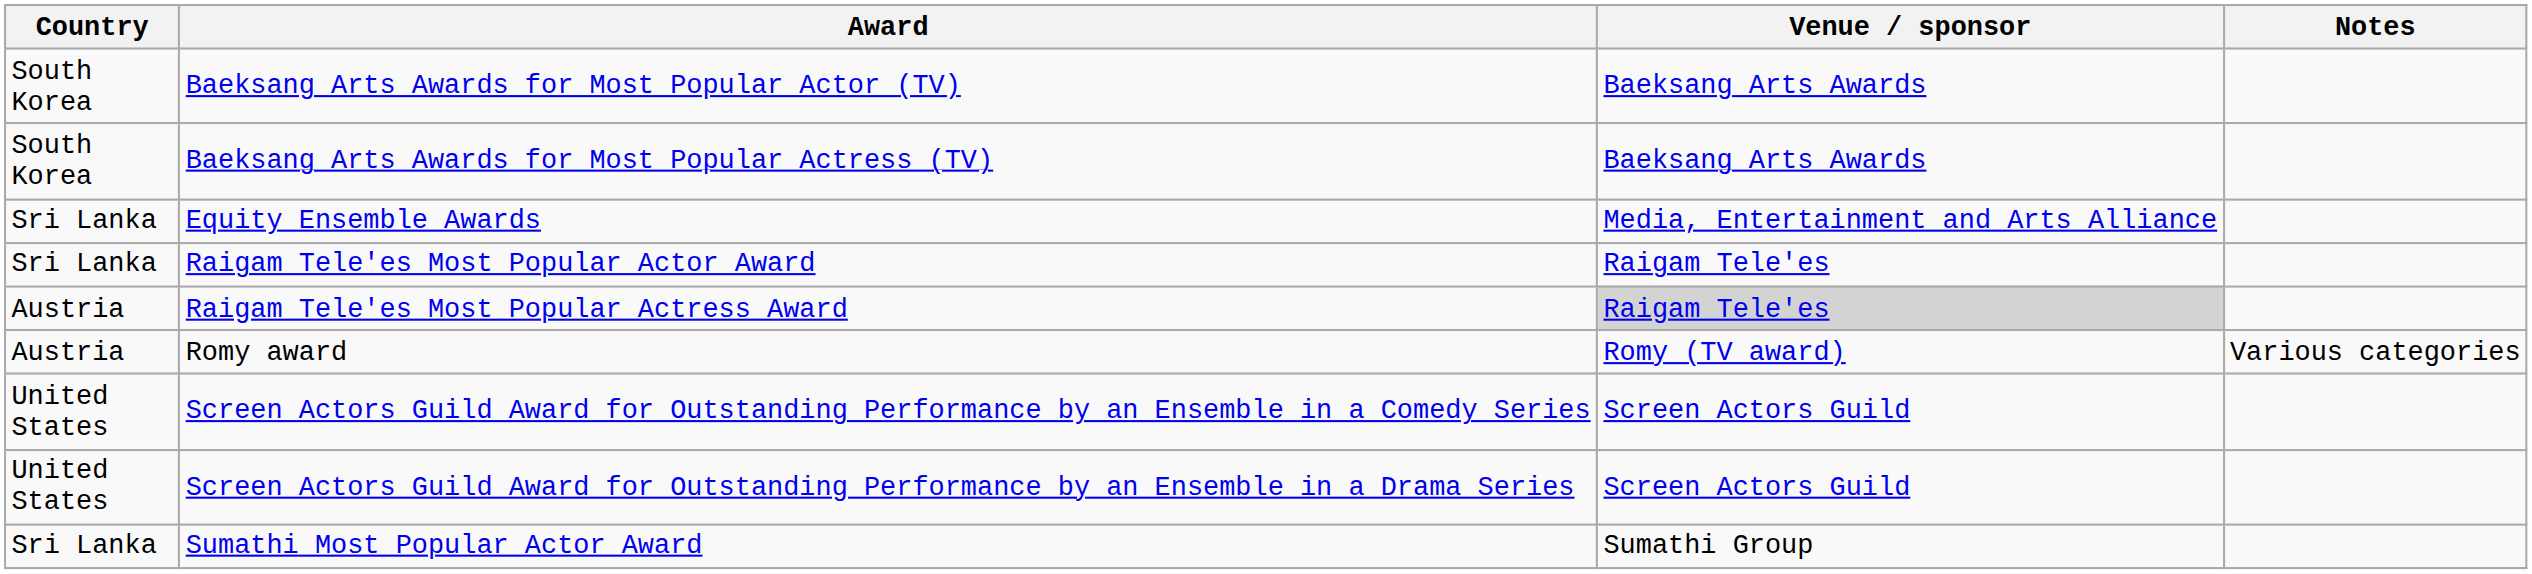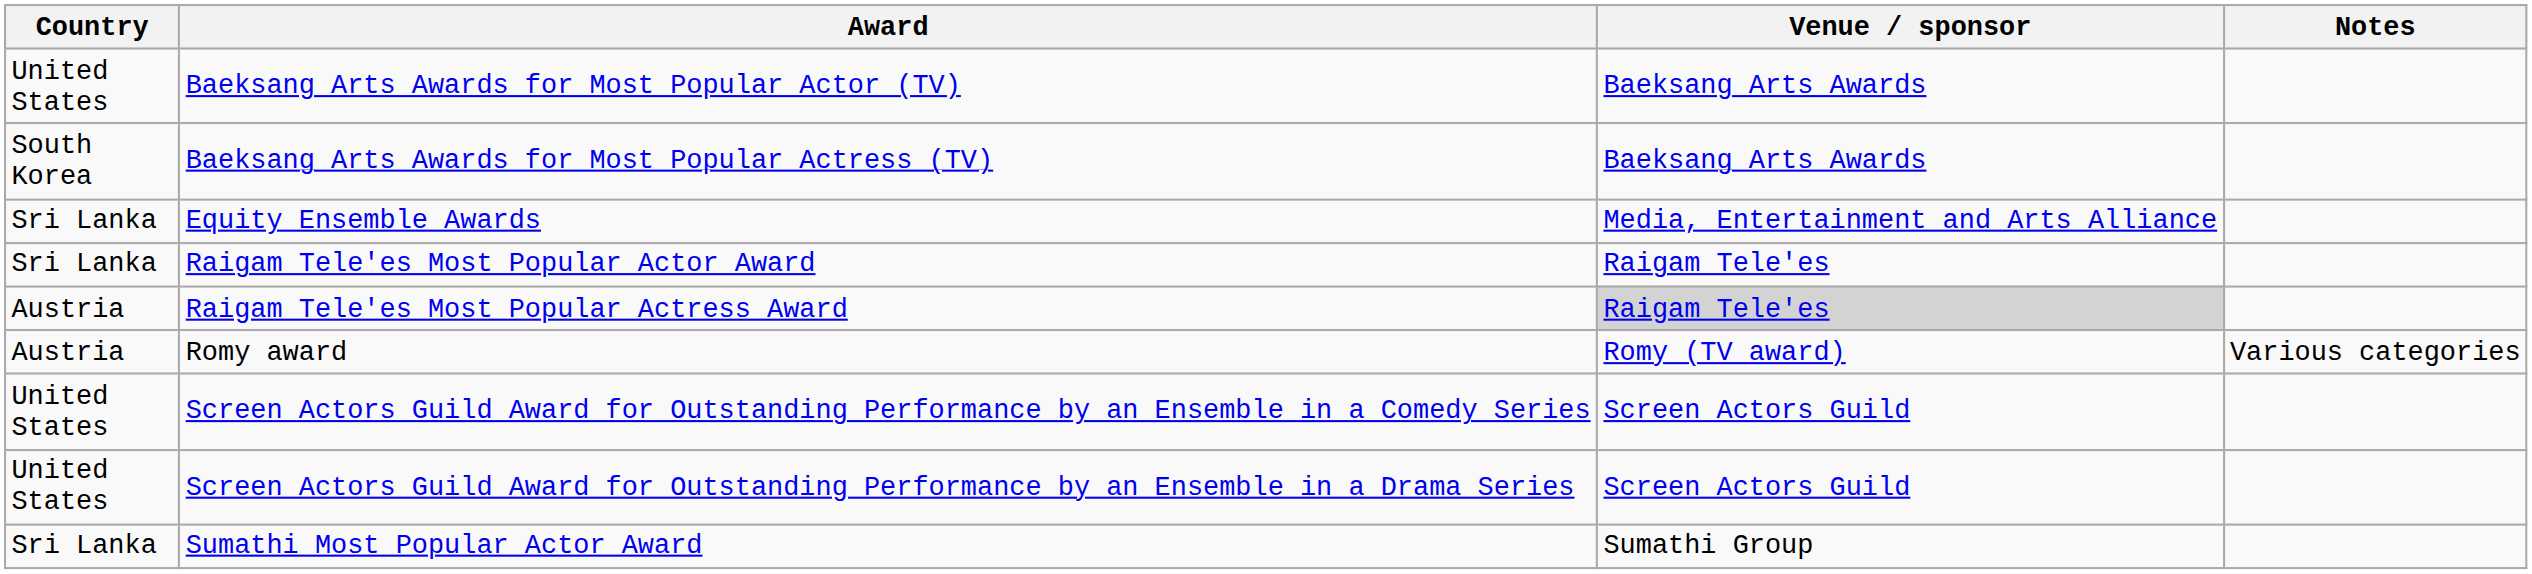(52, 86) South Korea -> (60, 86) United States
